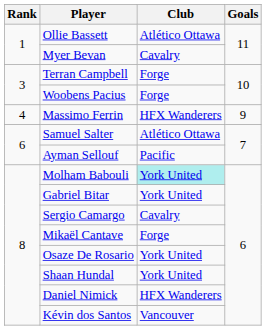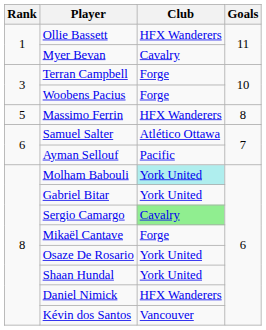(180, 34) Atlético Ottawa -> (181, 34) HFX Wanderers
(22, 114) 4 -> (22, 114) 5
(243, 114) 9 -> (243, 114) 8
(160, 214) no background -> (160, 214) lightgreen background
